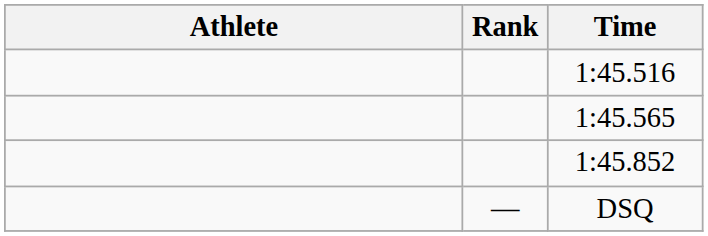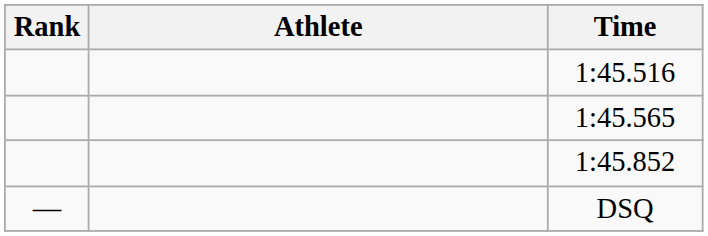columns swapped: (505, 27) <-> (234, 27)
